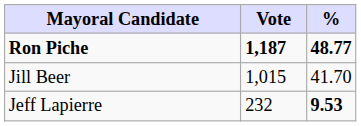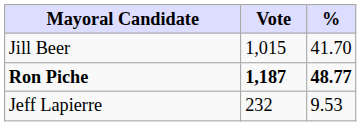rows swapped: (49, 47) <-> (39, 76)
(327, 105) bold -> (327, 105) normal
